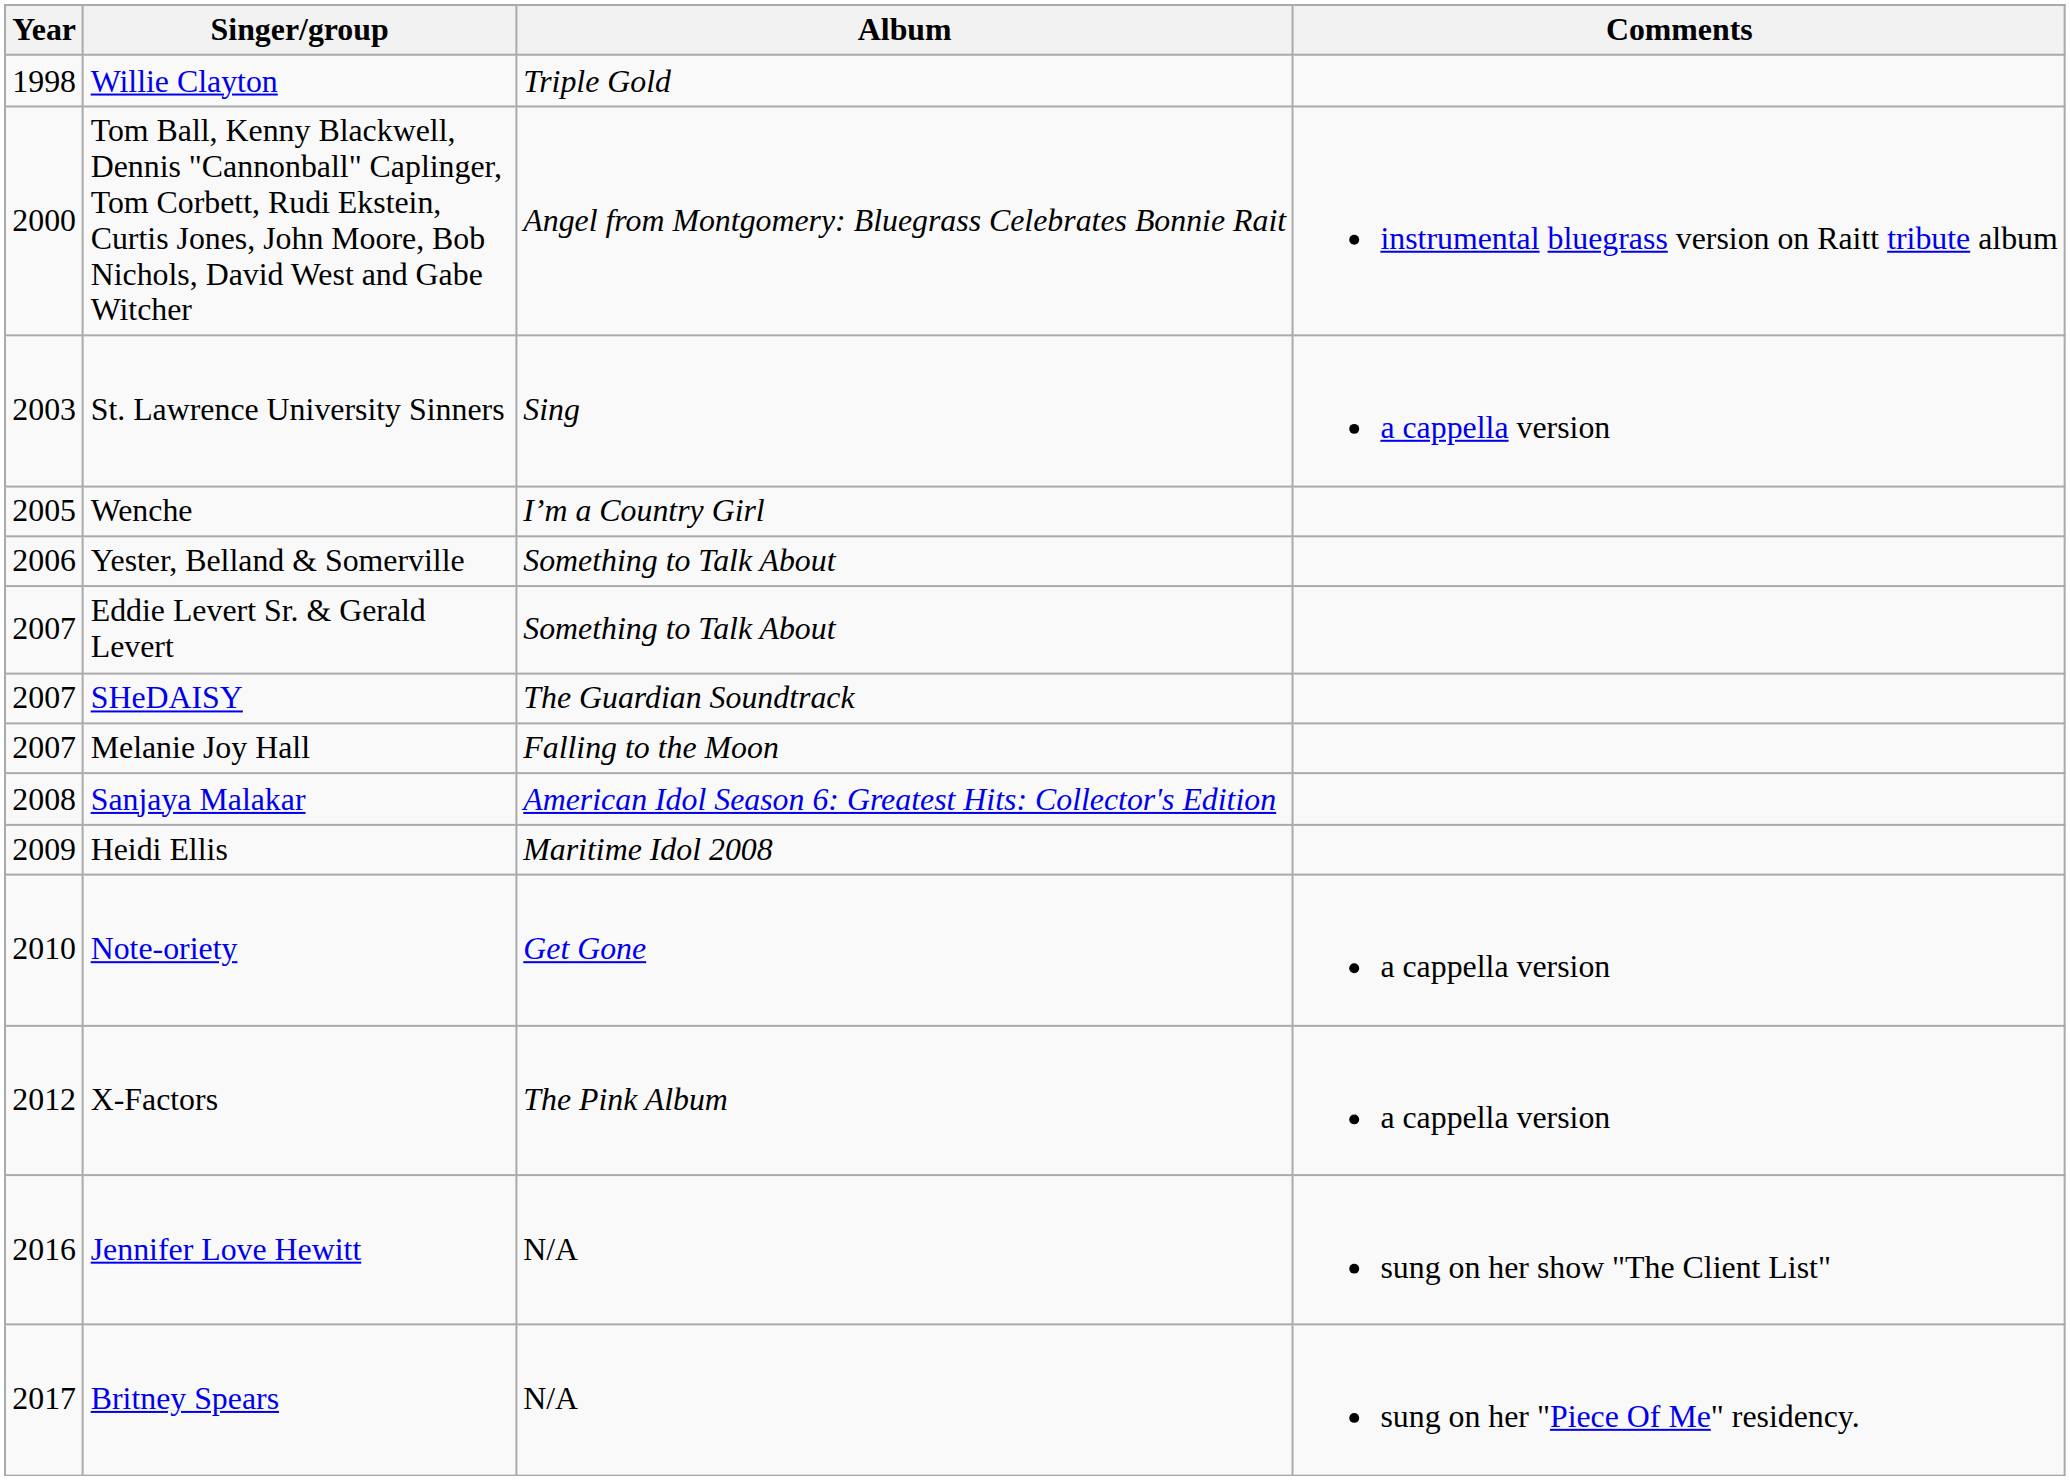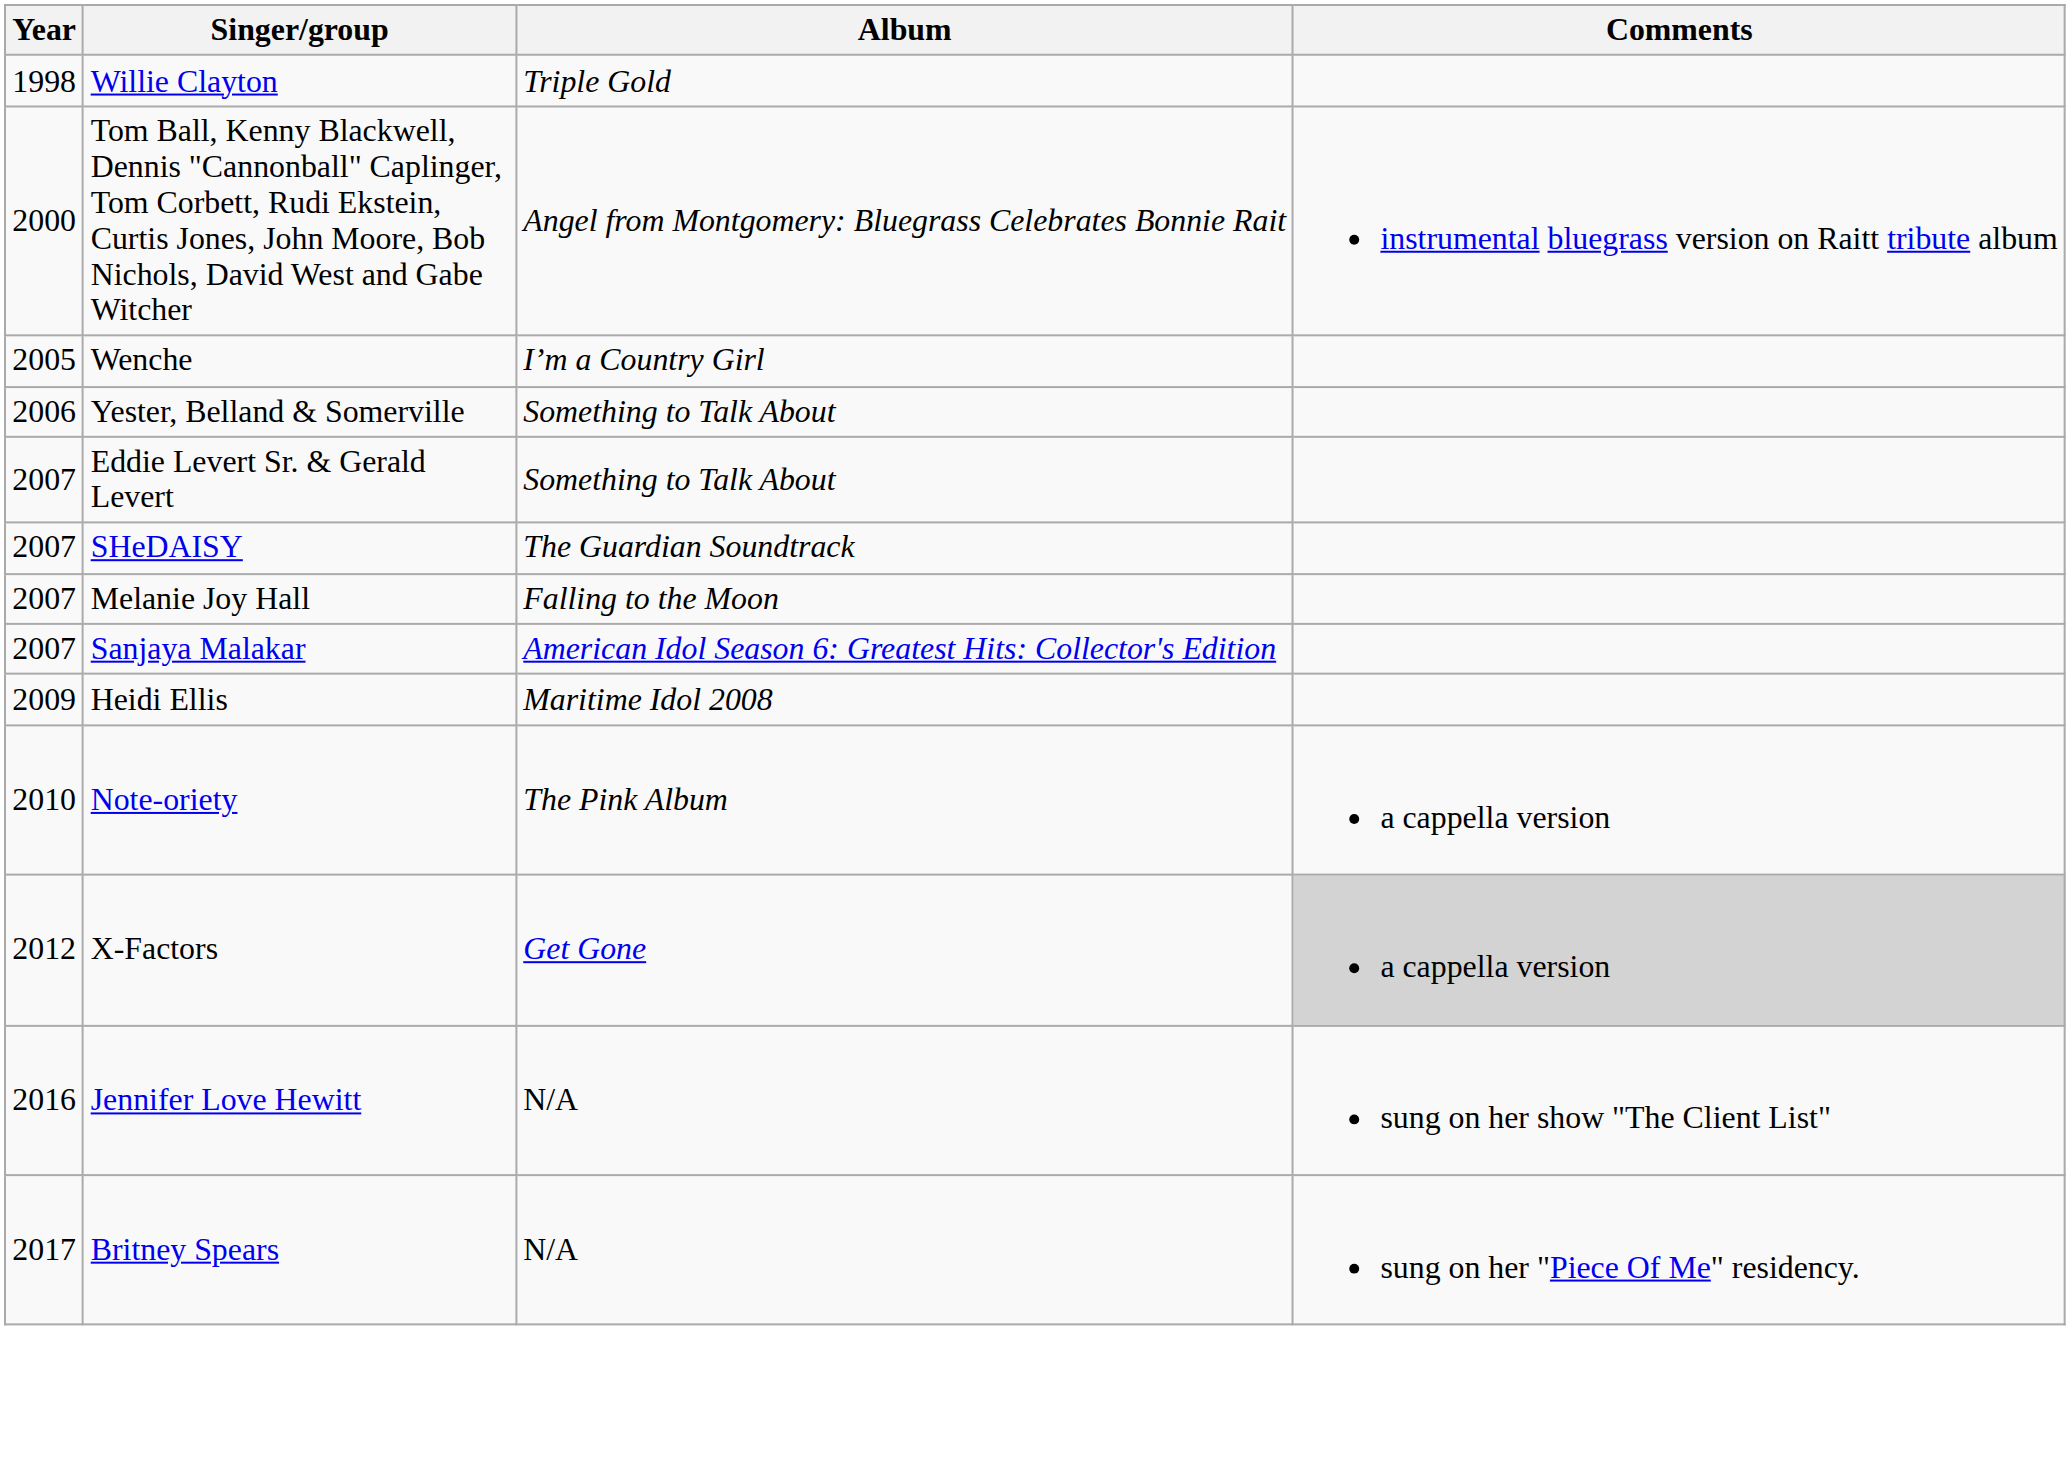- row: (298, 410)
(44, 798) 2008 -> (44, 648) 2007
(585, 949) Get Gone -> (626, 799) The Pink Album
(626, 1099) The Pink Album -> (585, 949) Get Gone
(1679, 1118) no background -> (1679, 968) lightgrey background
